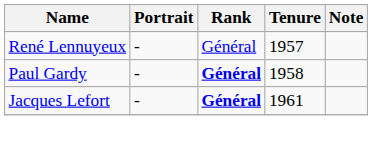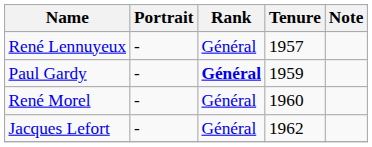(286, 73) 1958 -> (286, 73) 1959
+ row: (50, 100)
(231, 100) bold -> (229, 127) normal
(286, 100) 1961 -> (286, 127) 1962
